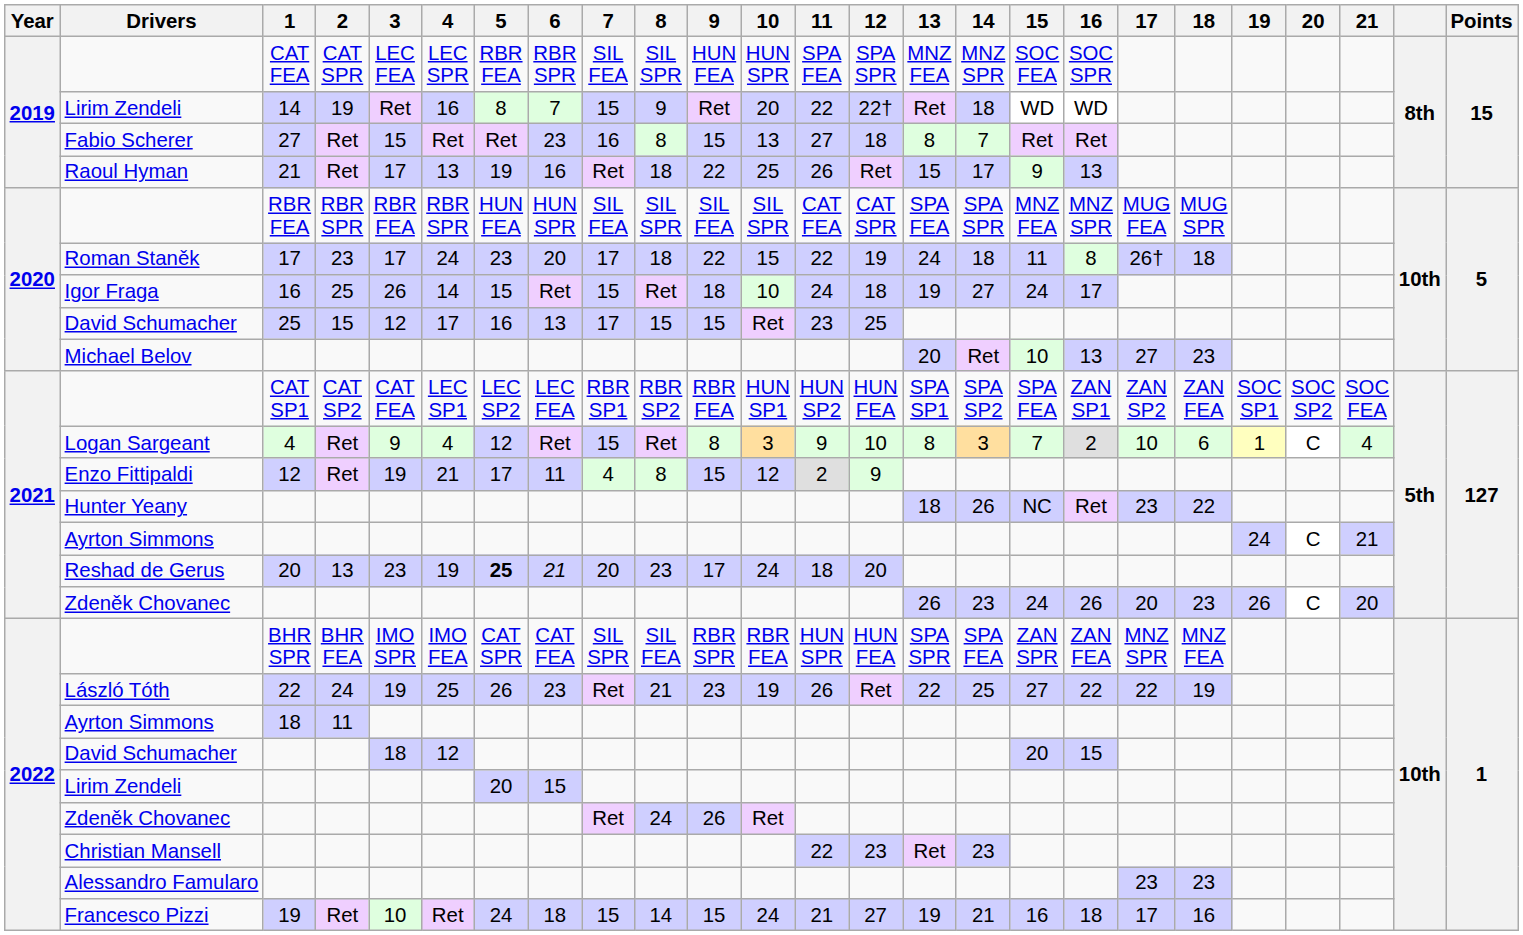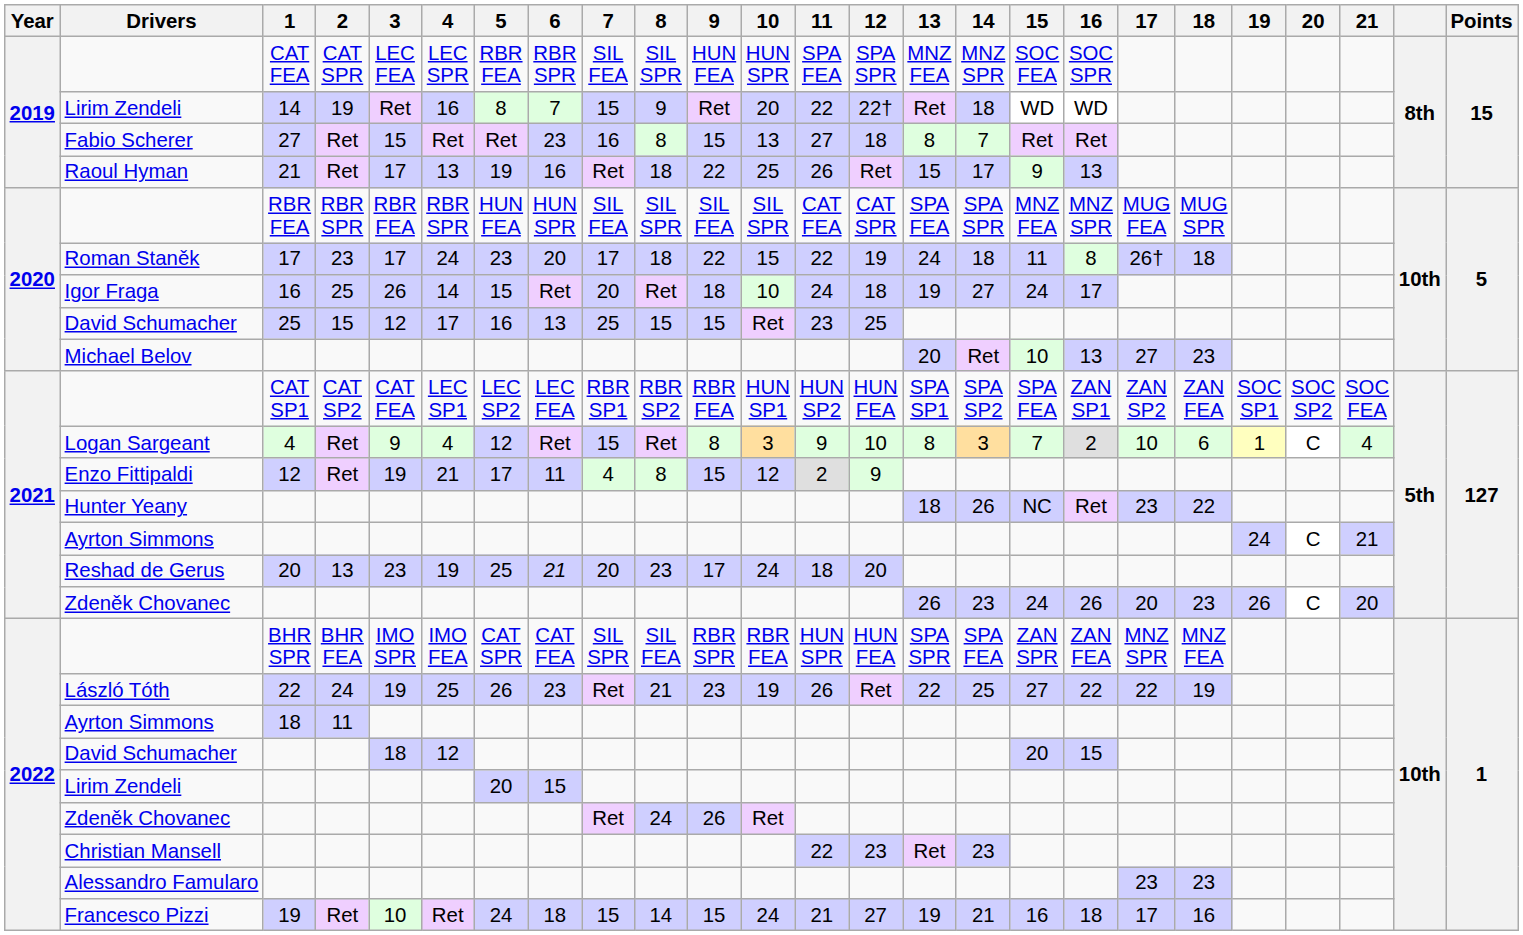(608, 291) 15 -> (608, 291) 20
(608, 323) 17 -> (608, 323) 25
(501, 570) bold -> (501, 570) normal
